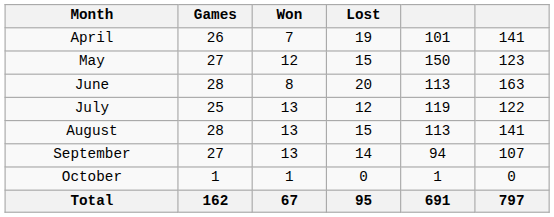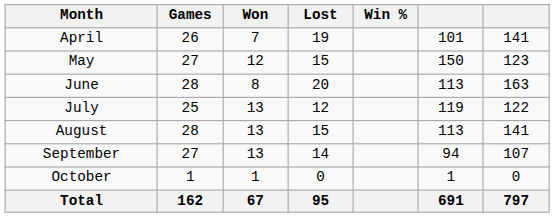+ column: (386, 16)
